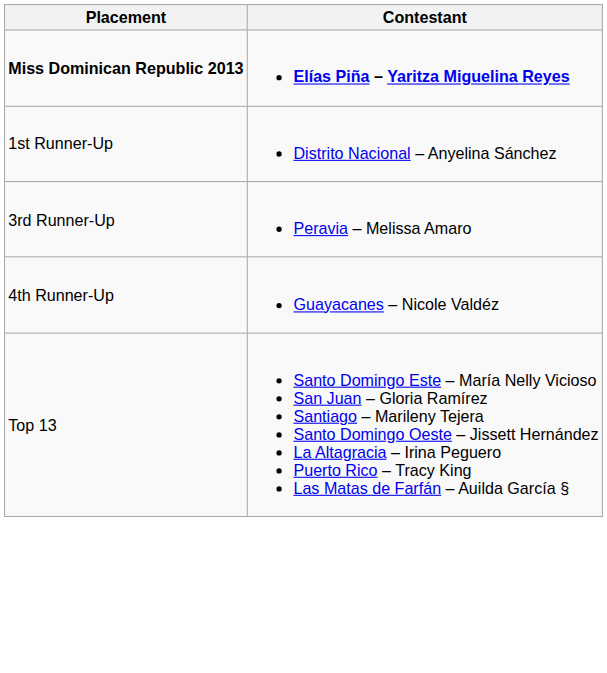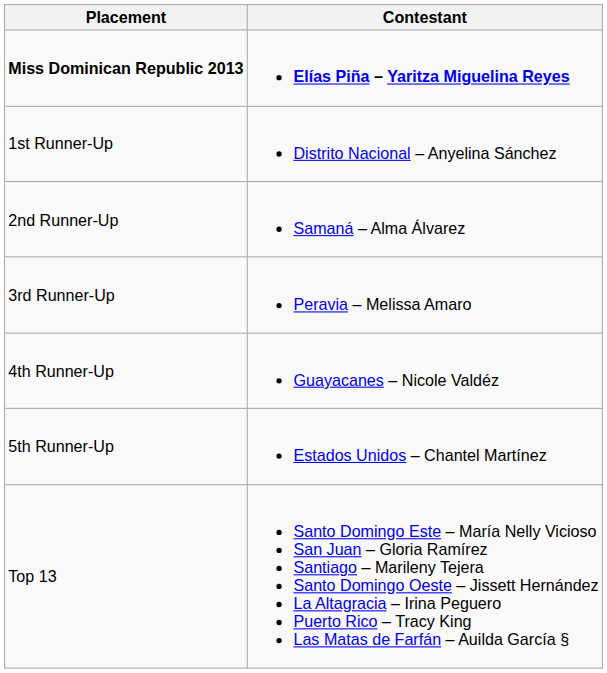+ row: (63, 220)
+ row: (61, 447)
